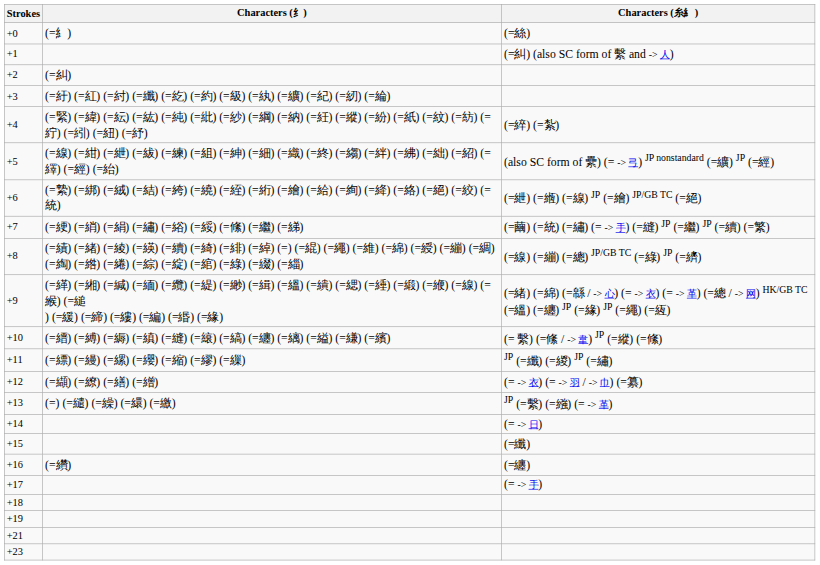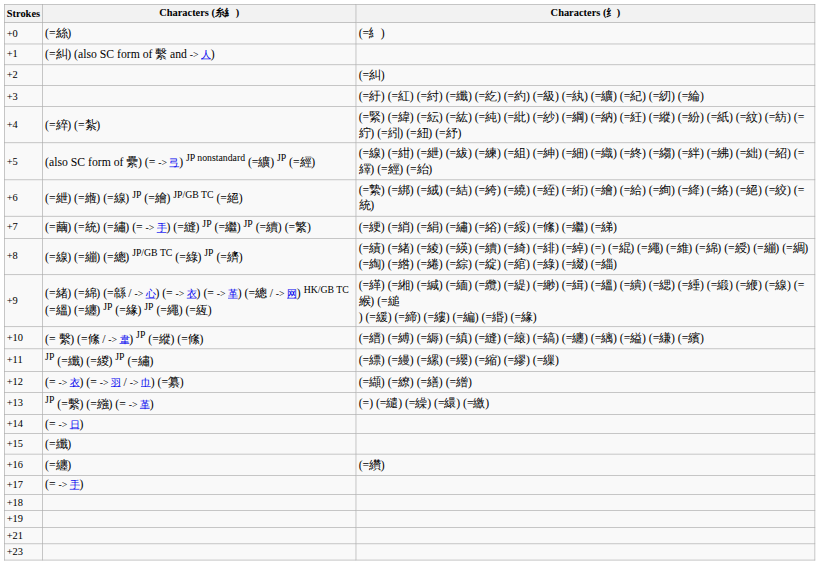columns swapped: (658, 13) <-> (272, 13)
